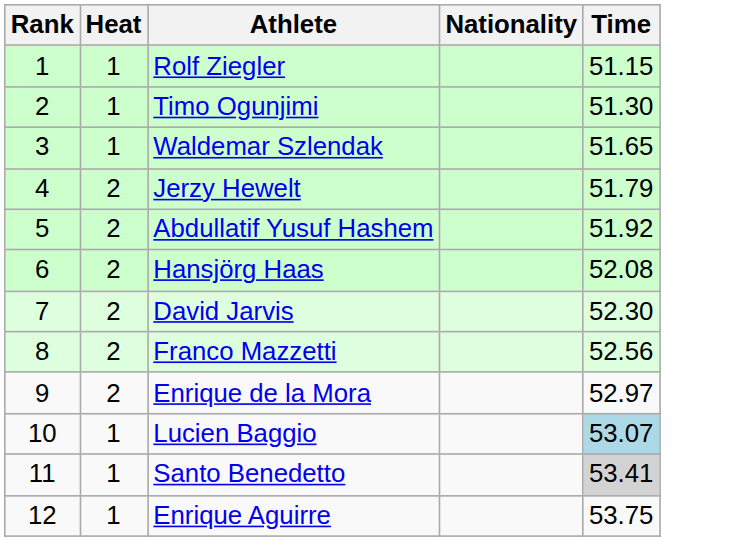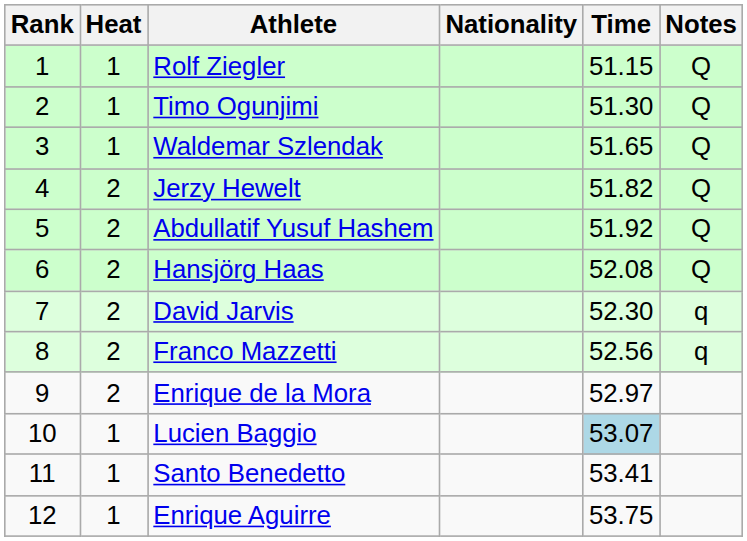+ column: (701, 24)
(621, 188) 51.79 -> (621, 188) 51.82
(621, 474) lightgrey background -> (621, 474) no background
